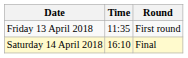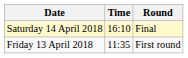rows swapped: (50, 28) <-> (55, 45)
